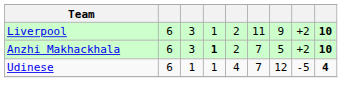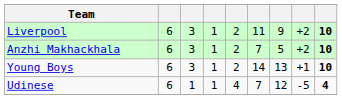(214, 49) bold -> (214, 49) normal
+ row: (40, 67)
